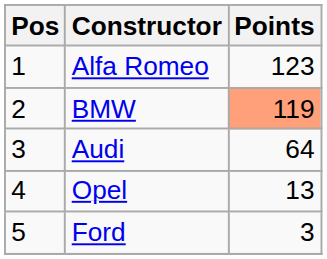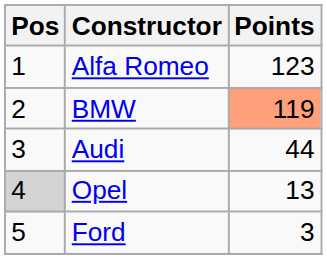(300, 149) 64 -> (300, 149) 44
(18, 191) no background -> (18, 191) lightgrey background
